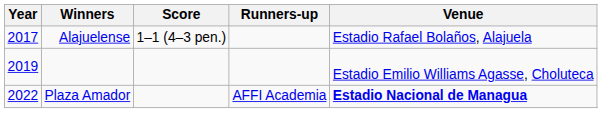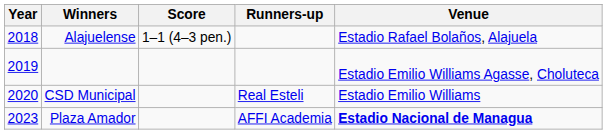(23, 37) 2017 -> (23, 37) 2018
+ row: (90, 96)
(23, 96) 2022 -> (23, 118) 2023
